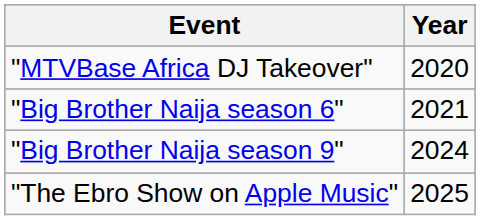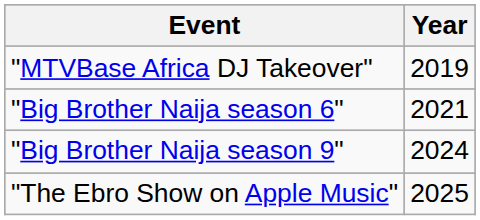(440, 67) 2020 -> (440, 67) 2019
